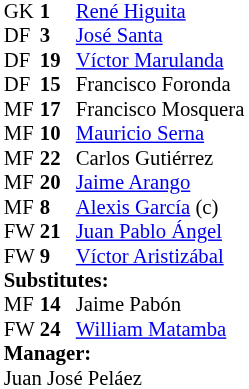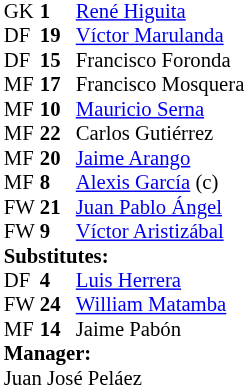- row: (119, 35)
+ row: (128, 280)
rows swapped: (151, 329) <-> (128, 304)
